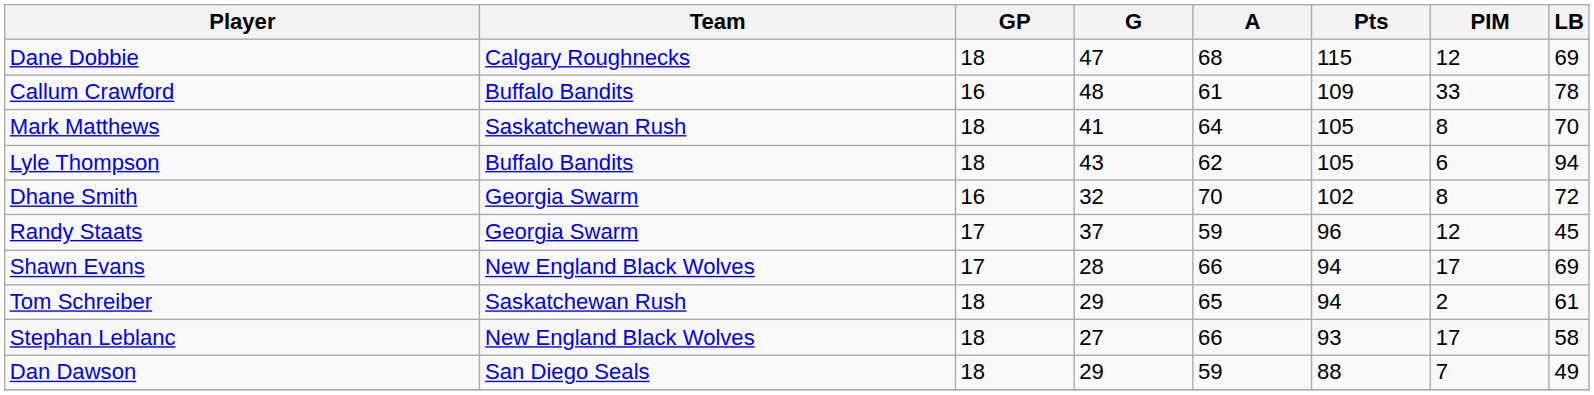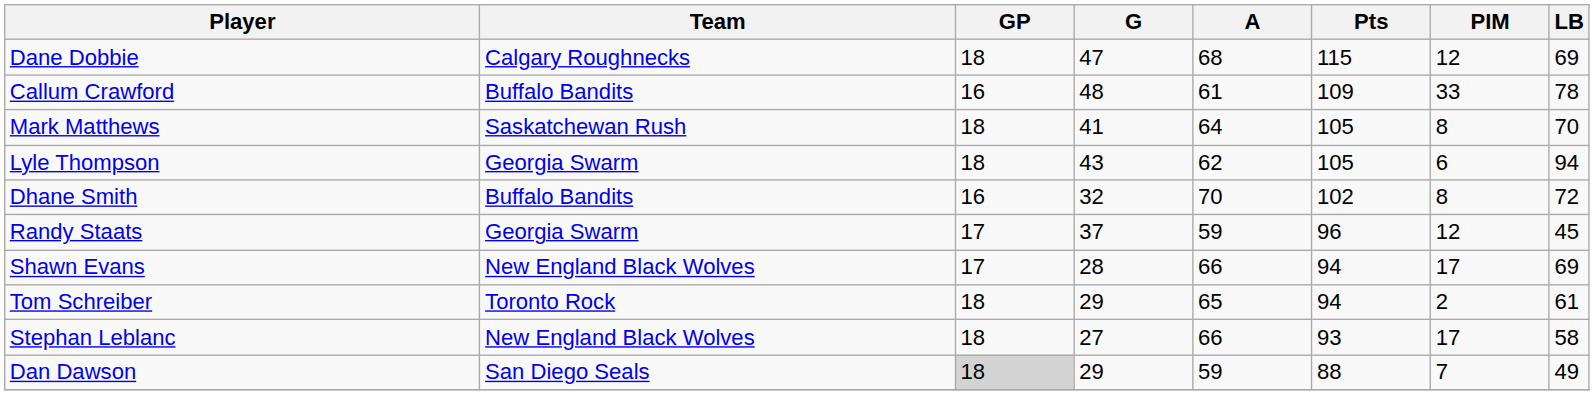(559, 162) Buffalo Bandits -> (562, 162) Georgia Swarm
(562, 197) Georgia Swarm -> (559, 197) Buffalo Bandits
(586, 302) Saskatchewan Rush -> (550, 302) Toronto Rock
(973, 372) no background -> (973, 372) lightgrey background
